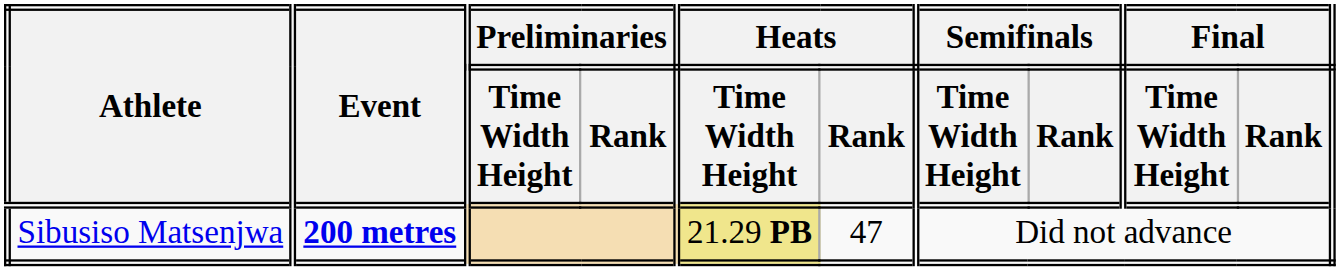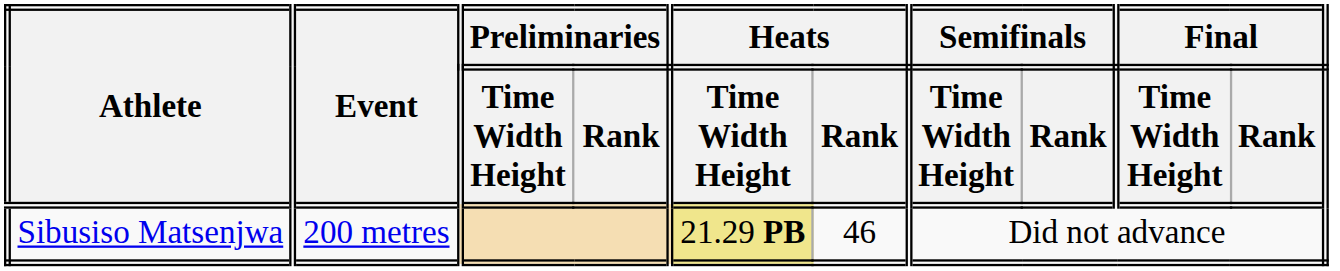(380, 233) bold -> (376, 233) normal
(866, 233) 47 -> (860, 233) 46
